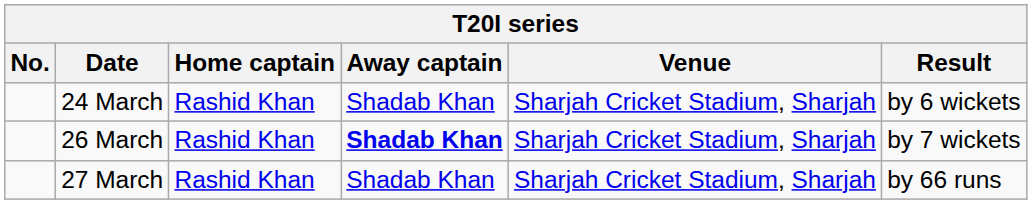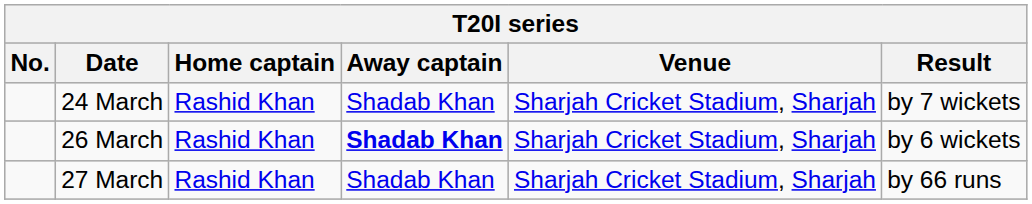(954, 101) by 6 wickets -> (954, 101) by 7 wickets
(954, 140) by 7 wickets -> (954, 140) by 6 wickets
